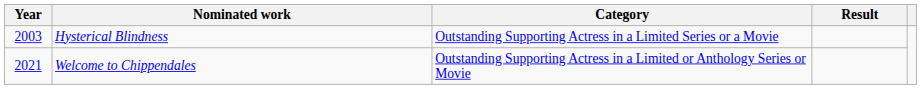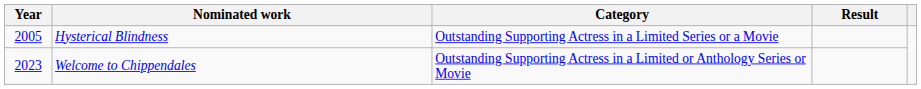(28, 36) 2003 -> (28, 36) 2005
(28, 66) 2021 -> (28, 66) 2023
